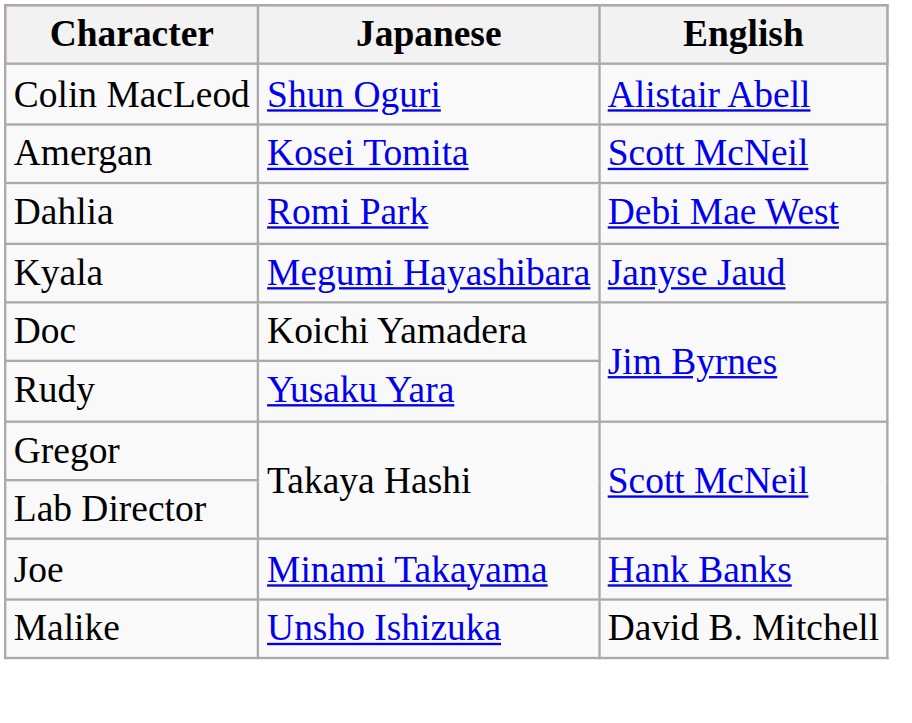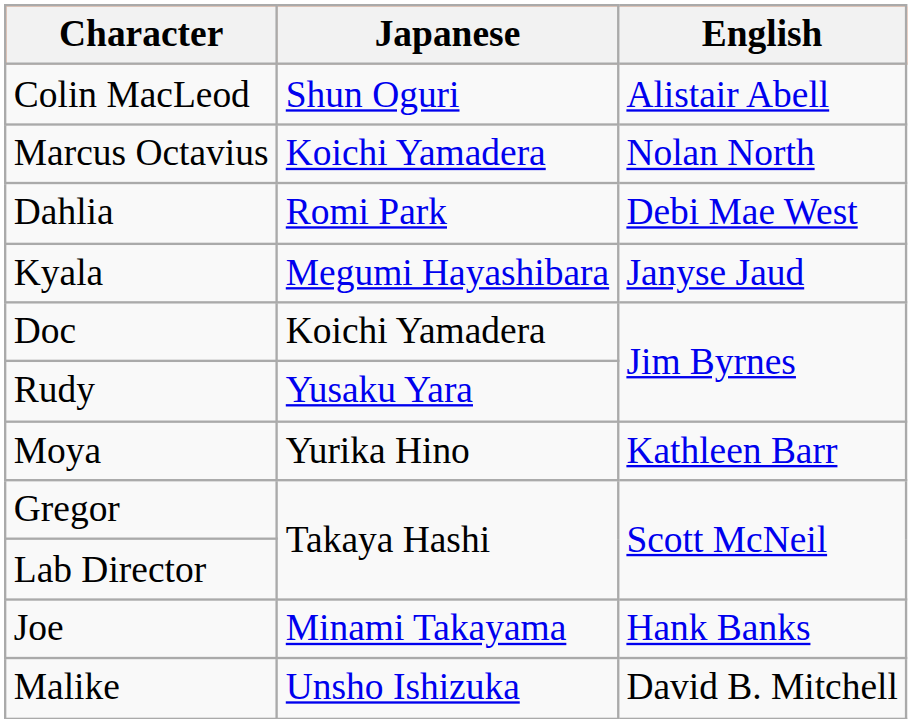+ row: (141, 152)
- row: (83, 152)
+ row: (57, 449)
